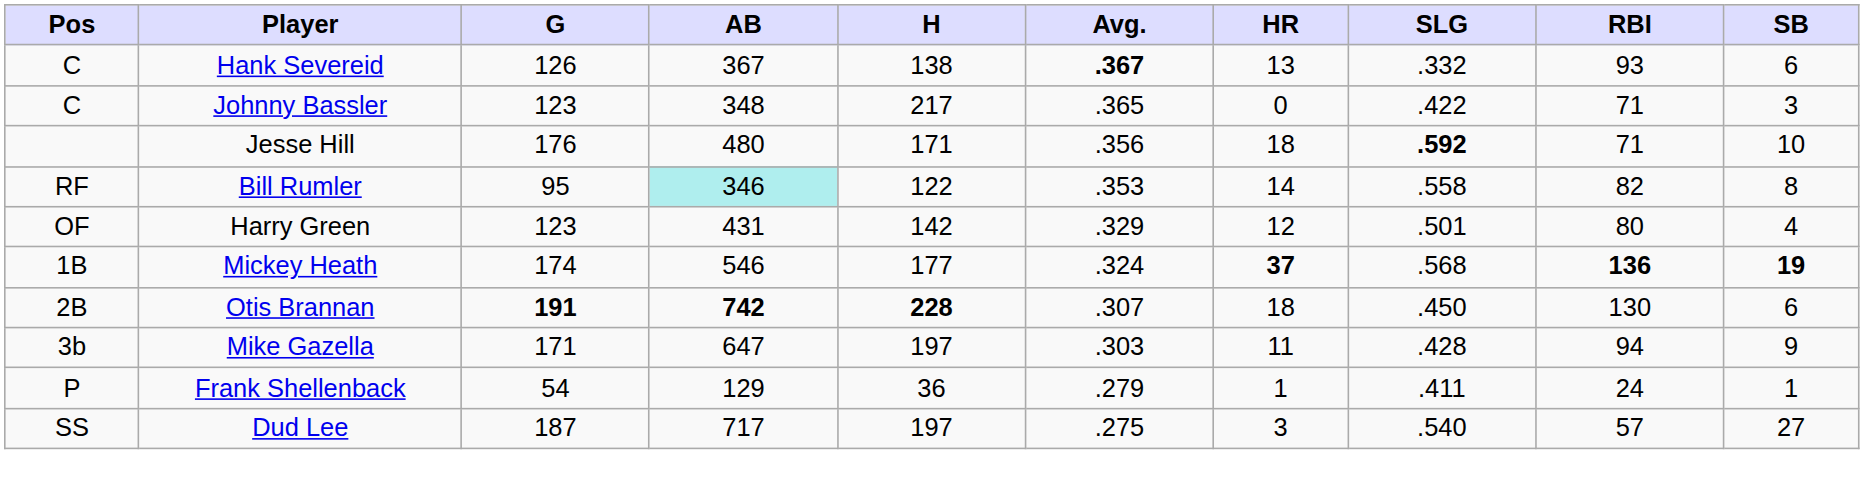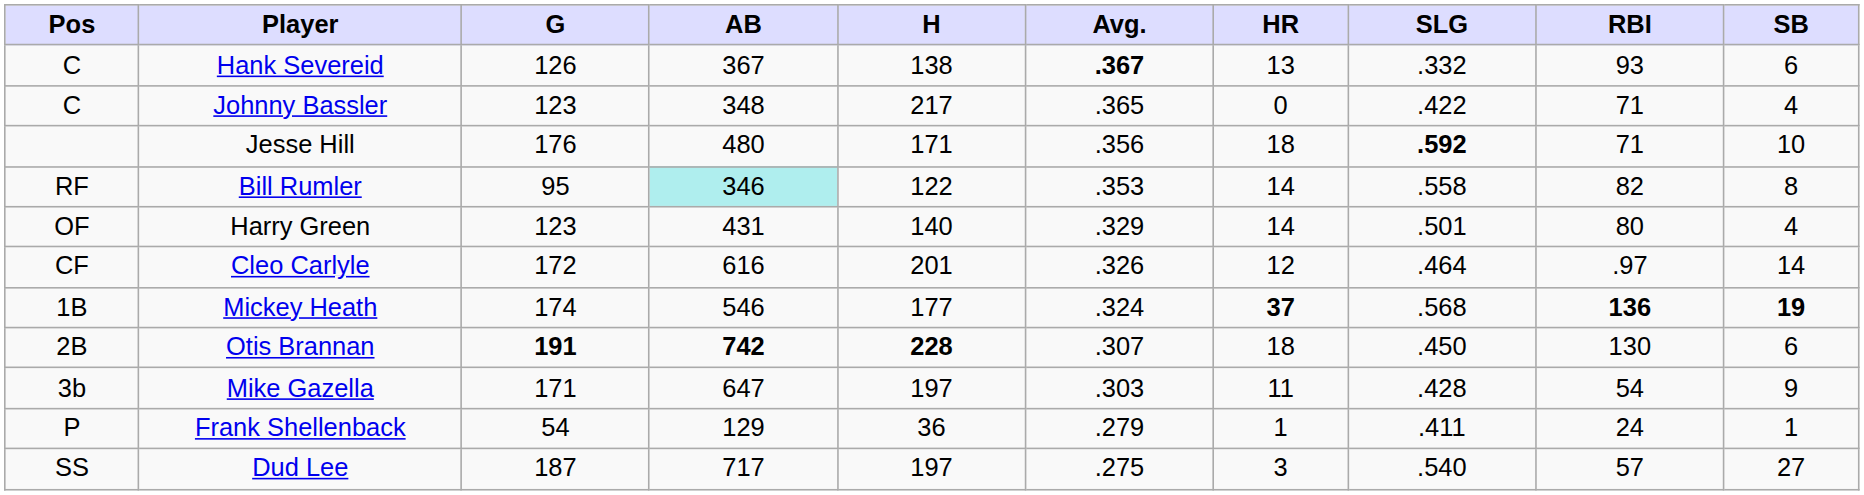(1791, 105) 3 -> (1791, 105) 4
(931, 226) 142 -> (931, 226) 140
(1281, 226) 12 -> (1281, 226) 14
+ row: (300, 266)
(1630, 347) 94 -> (1630, 387) 54
